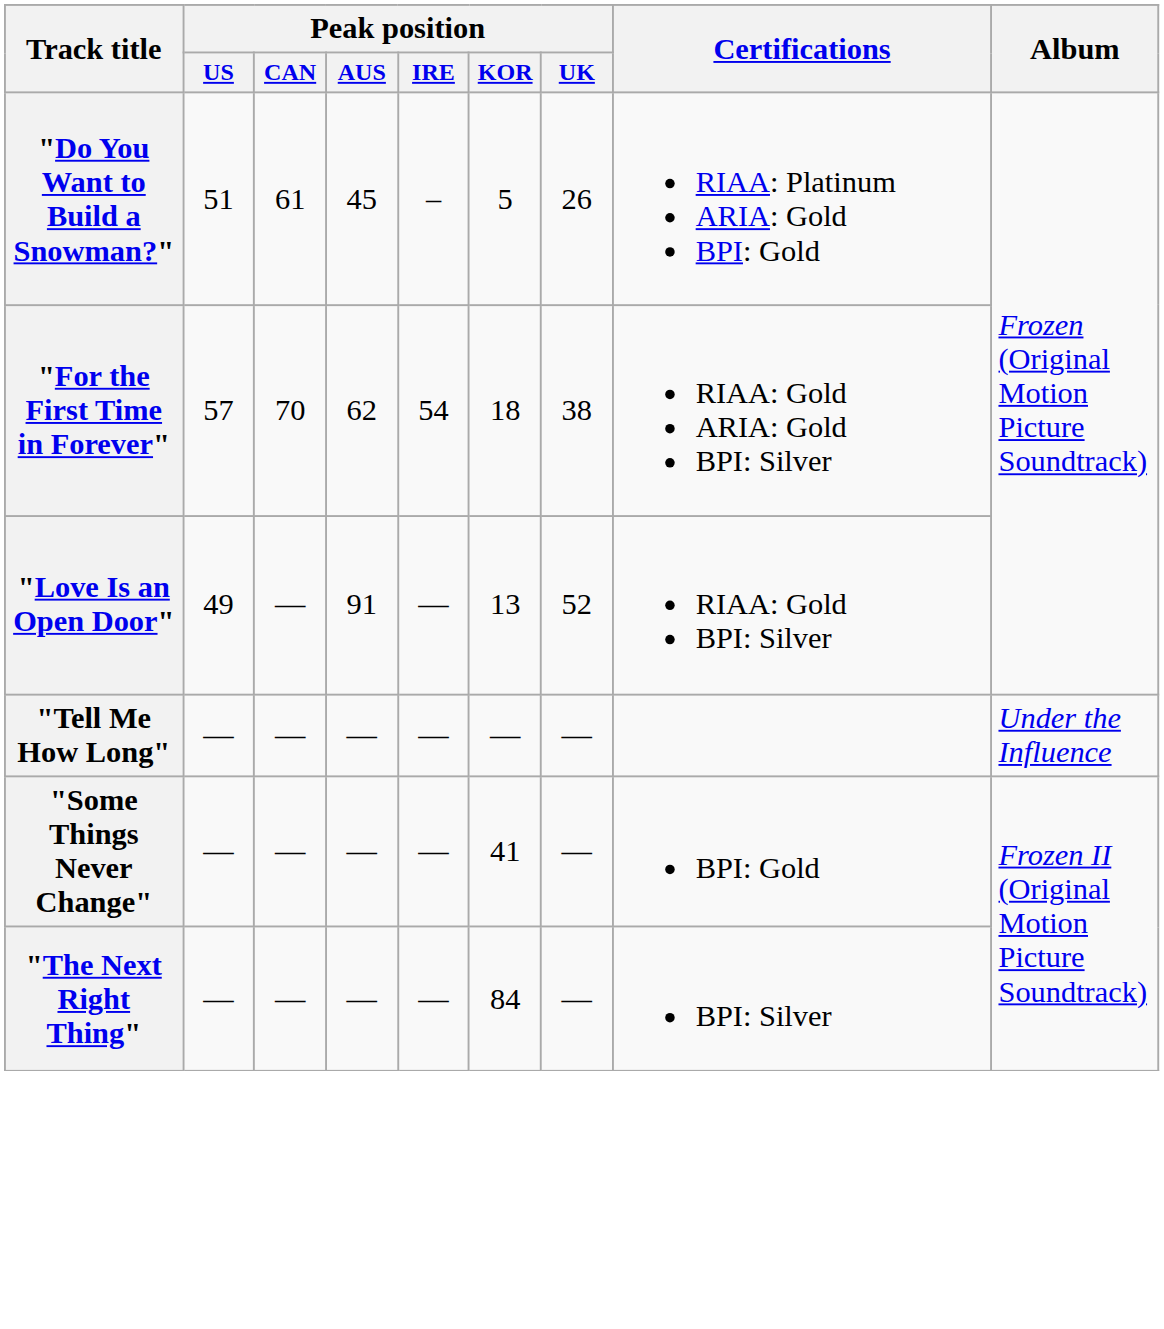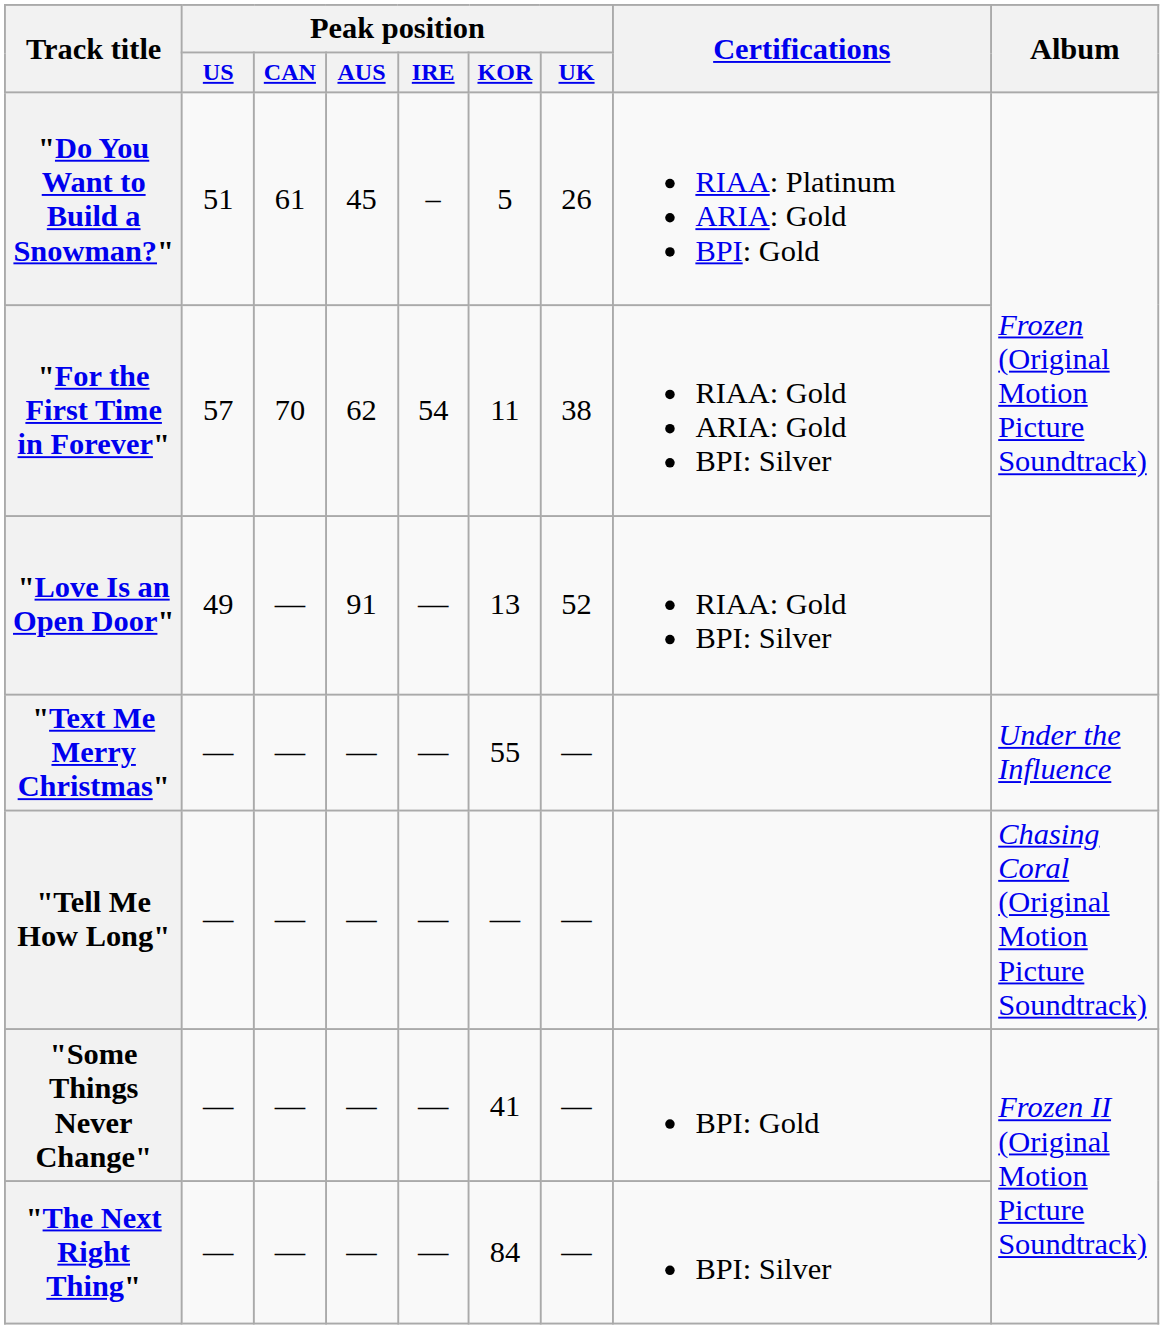(505, 410) 18 -> (505, 410) 11
+ row: (94, 751)
(1060, 734) Under the Influence -> (1072, 919) Chasing Coral (Original Motion Picture Soundtrack)
